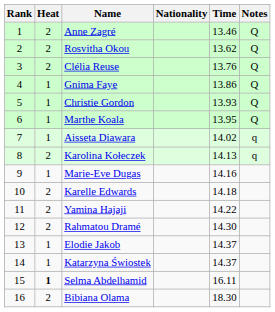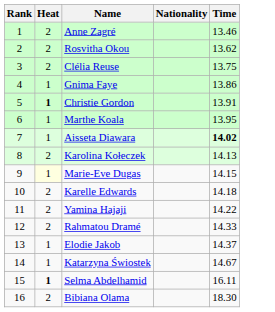- column: (254, 13)
(224, 66) 13.76 -> (224, 66) 13.75
(48, 102) normal -> (48, 102) bold
(224, 102) 13.93 -> (224, 102) 13.91
(224, 138) normal -> (224, 138) bold
(48, 173) no background -> (48, 173) lightyellow background
(224, 173) 14.16 -> (224, 173) 14.15
(224, 227) 14.30 -> (224, 227) 14.33
(224, 262) 14.37 -> (224, 262) 14.67
